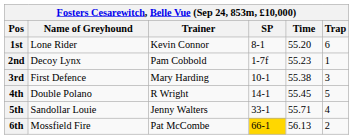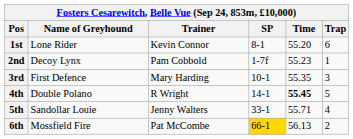(299, 77) 55.38 -> (299, 77) 55.35
(299, 93) normal -> (299, 93) bold
